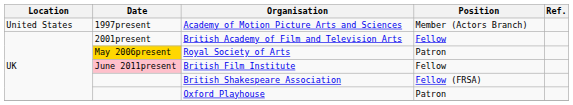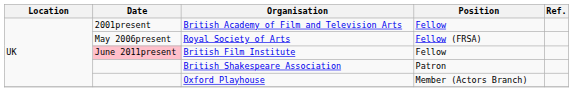- row: (293, 25)
(133, 53) gold background -> (133, 39) no background
(431, 53) Patron -> (449, 39) Fellow (FRSA)
(449, 80) Fellow (FRSA) -> (431, 66) Patron
(431, 94) Patron -> (472, 80) Member (Actors Branch)
